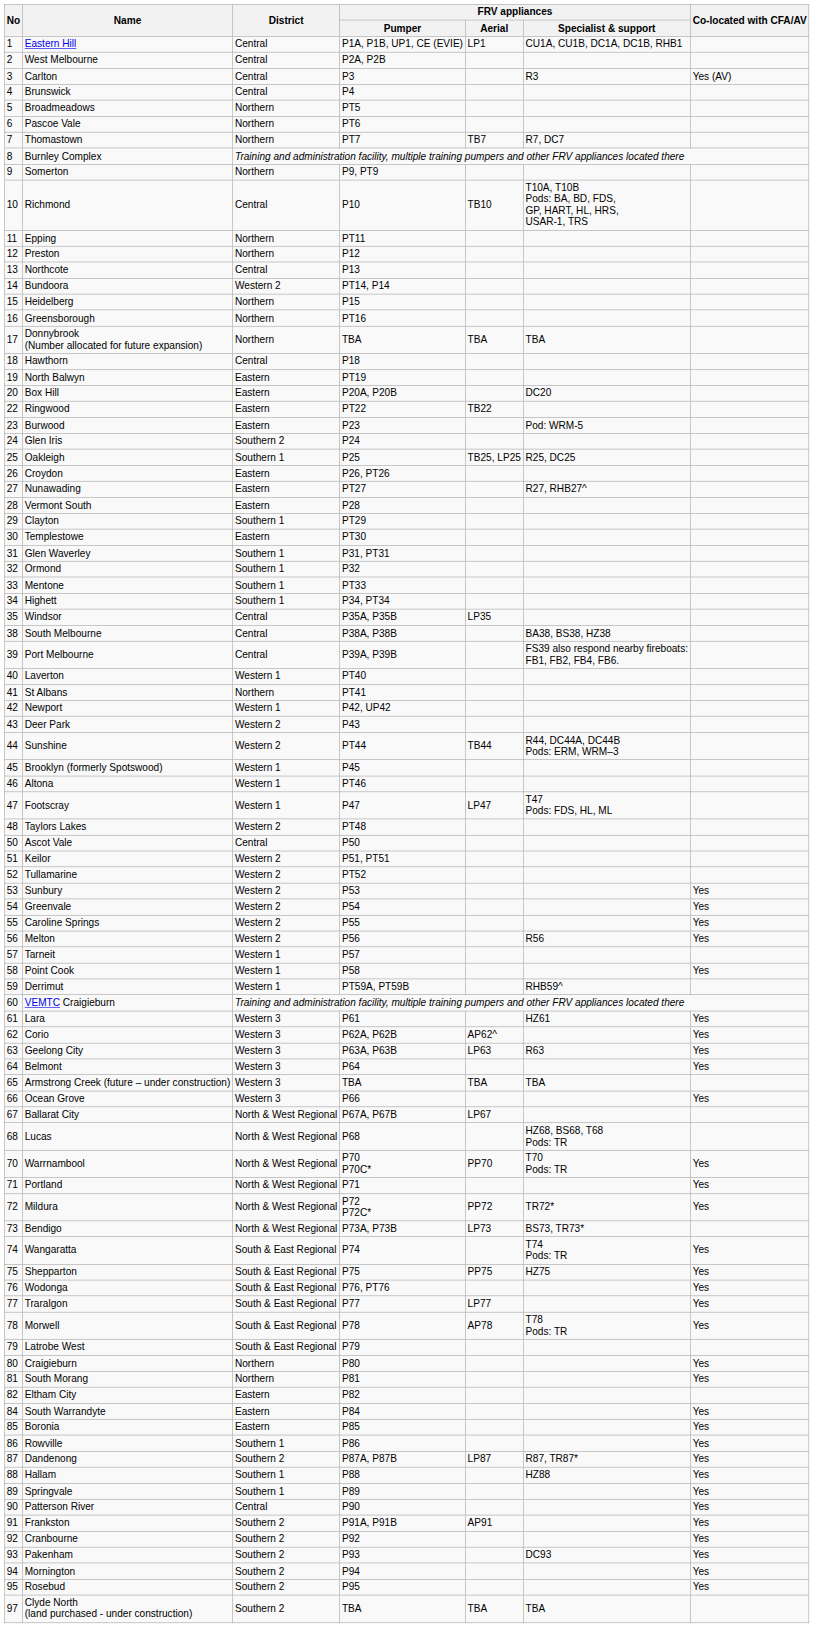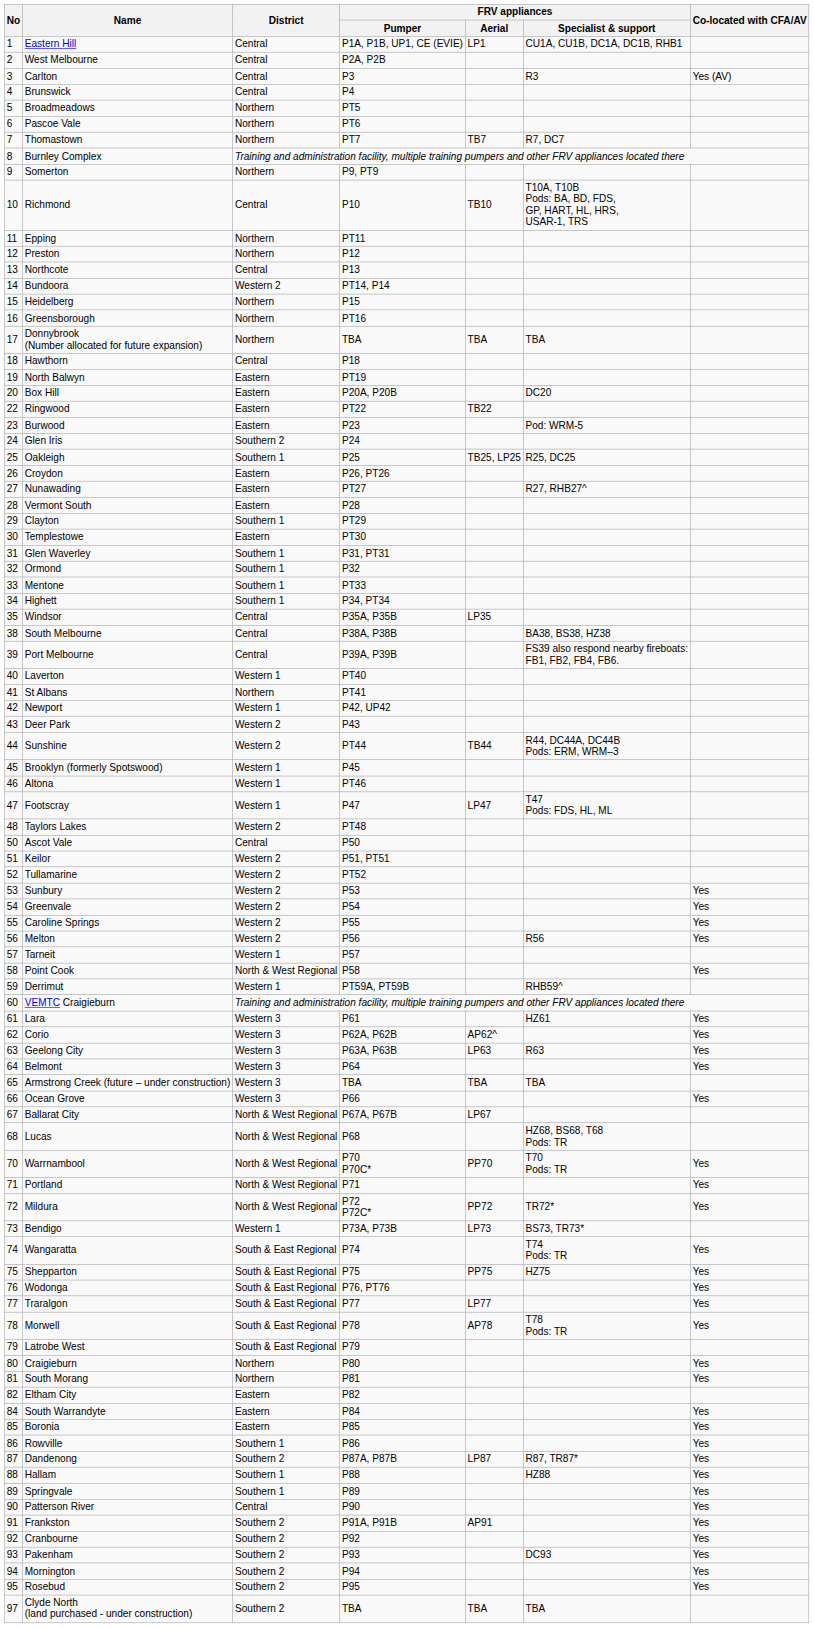(258, 971) Western 1 -> (286, 971) North & West Regional
(286, 1228) North & West Regional -> (258, 1228) Western 1
